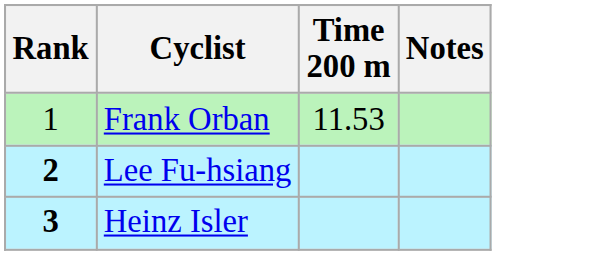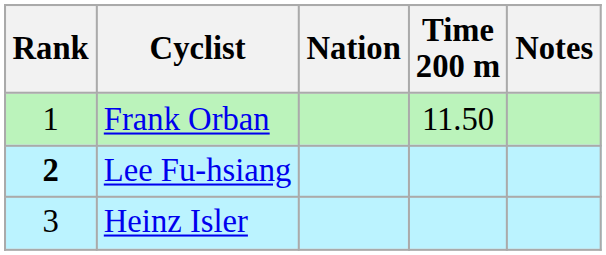+ column: (354, 48)
(349, 118) 11.53 -> (458, 118) 11.50
(51, 222) bold -> (51, 222) normal
